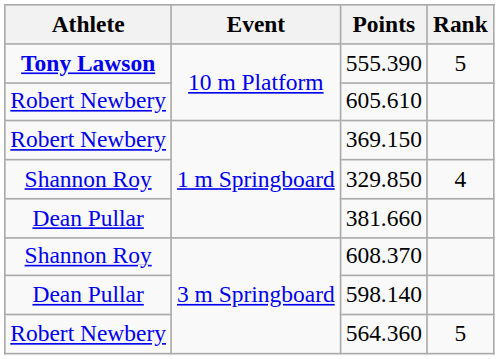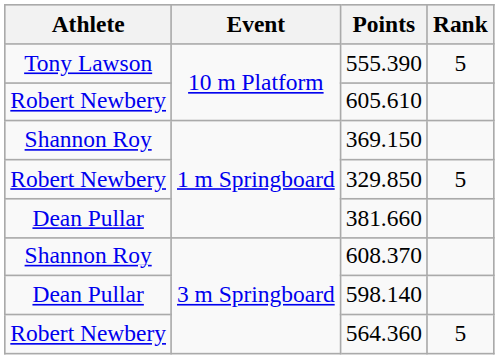(88, 62) bold -> (88, 62) normal
(88, 140) Robert Newbery -> (88, 140) Shannon Roy
(88, 179) Shannon Roy -> (88, 179) Robert Newbery
(460, 179) 4 -> (460, 179) 5
